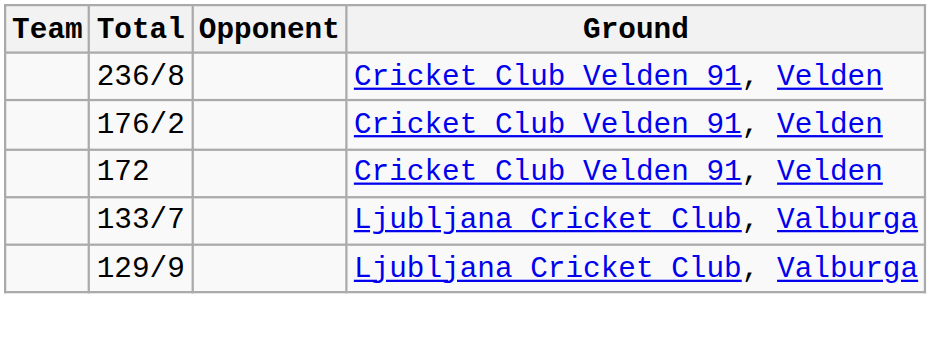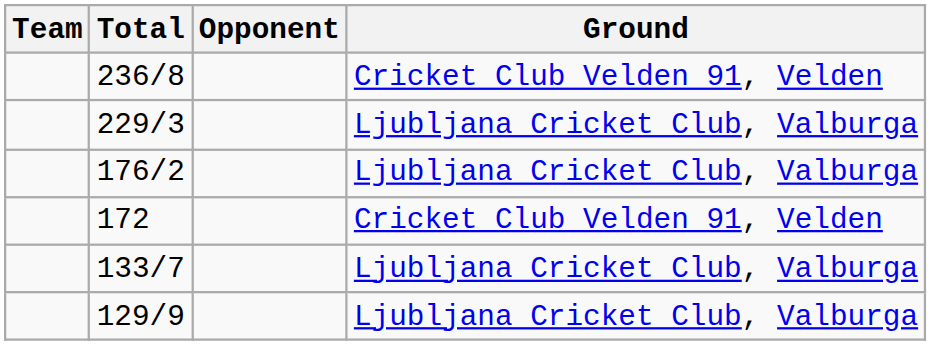+ row: (141, 125)
(618, 125) Cricket Club Velden 91, Velden -> (636, 173) Ljubljana Cricket Club, Valburga
